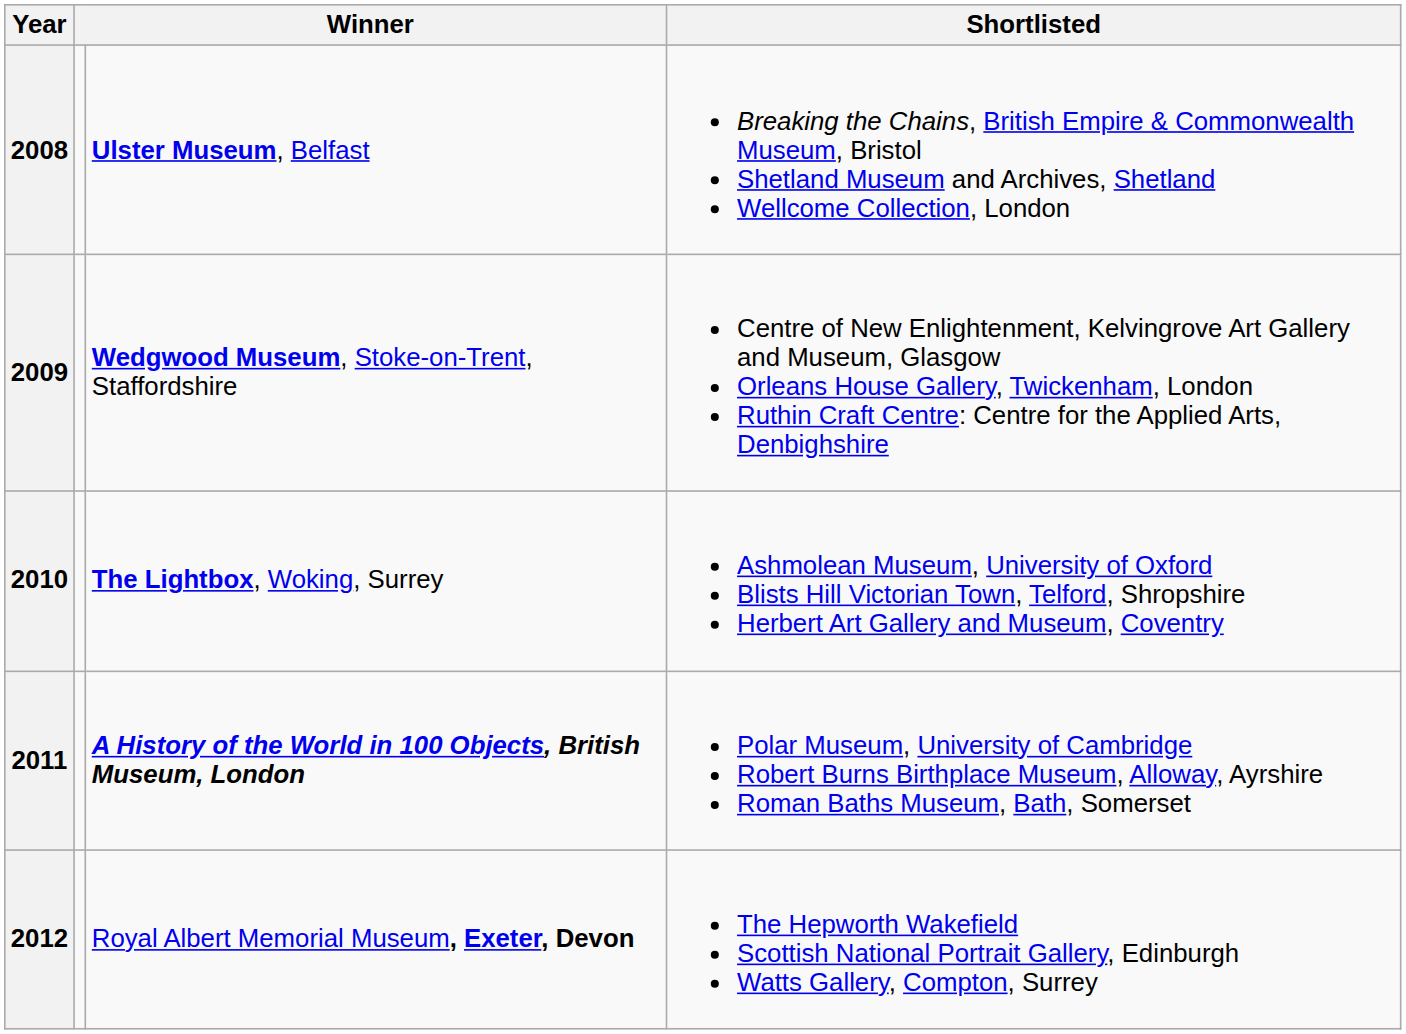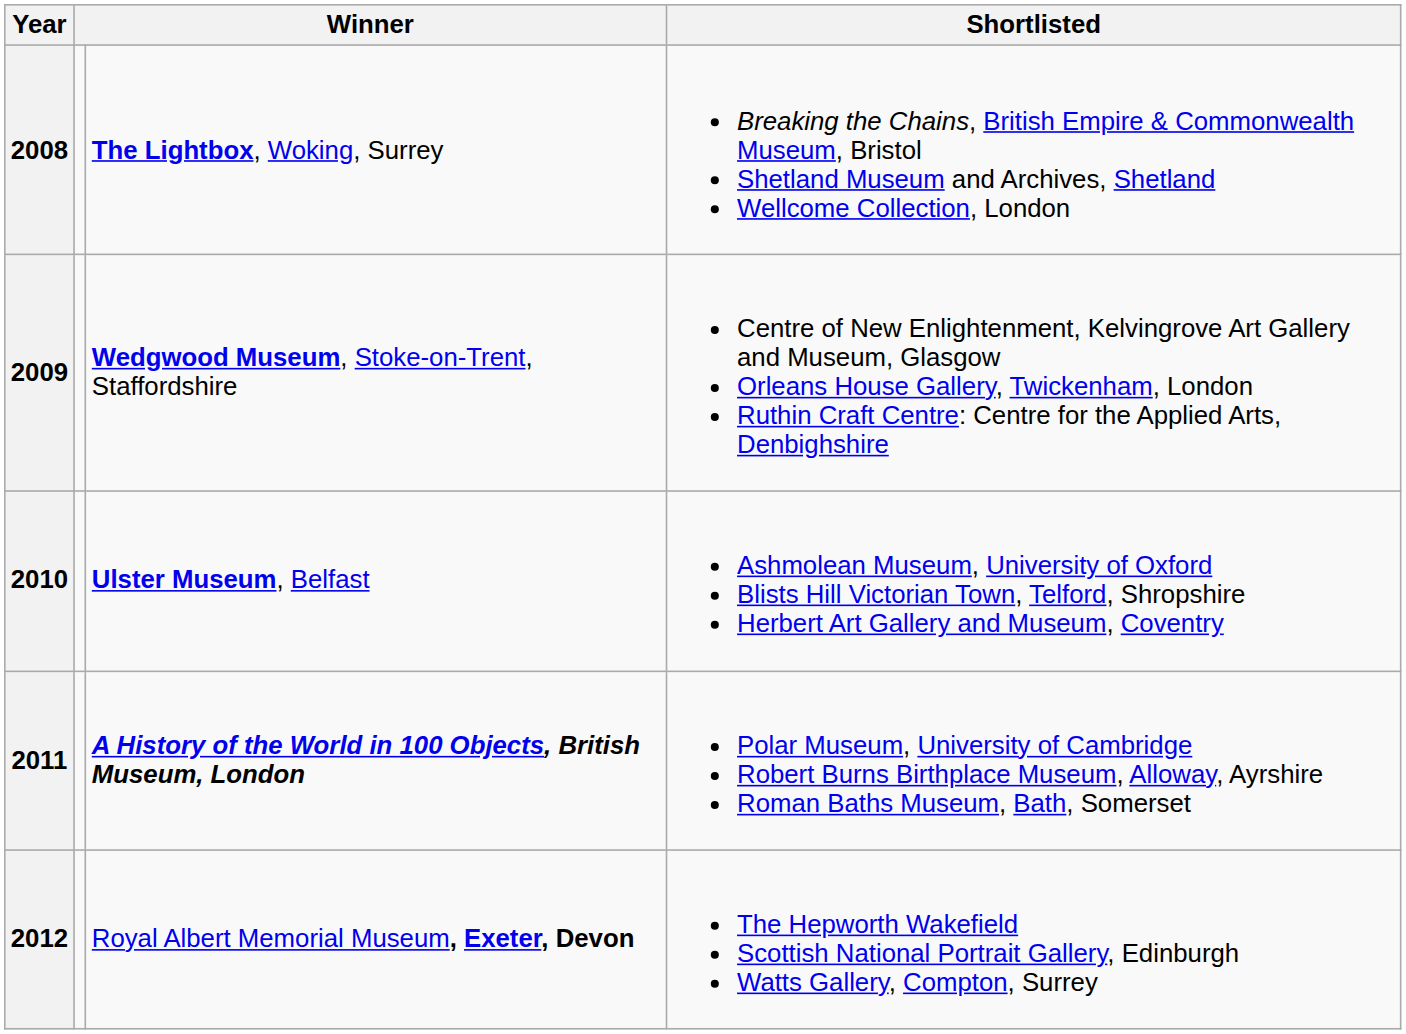(231, 149) Ulster Museum, Belfast -> (268, 149) The Lightbox, Woking, Surrey
(268, 580) The Lightbox, Woking, Surrey -> (231, 580) Ulster Museum, Belfast
